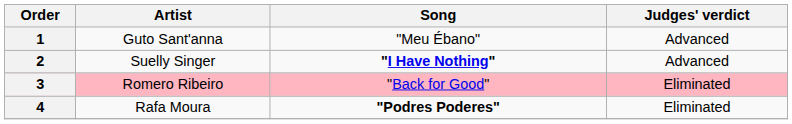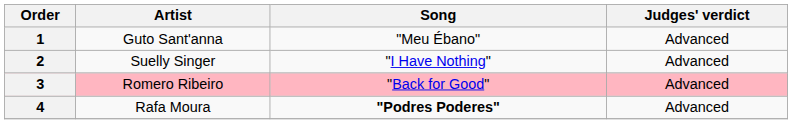(438, 61) bold -> (438, 61) normal
(697, 84) Eliminated -> (697, 84) Advanced
(697, 107) Eliminated -> (697, 107) Advanced
